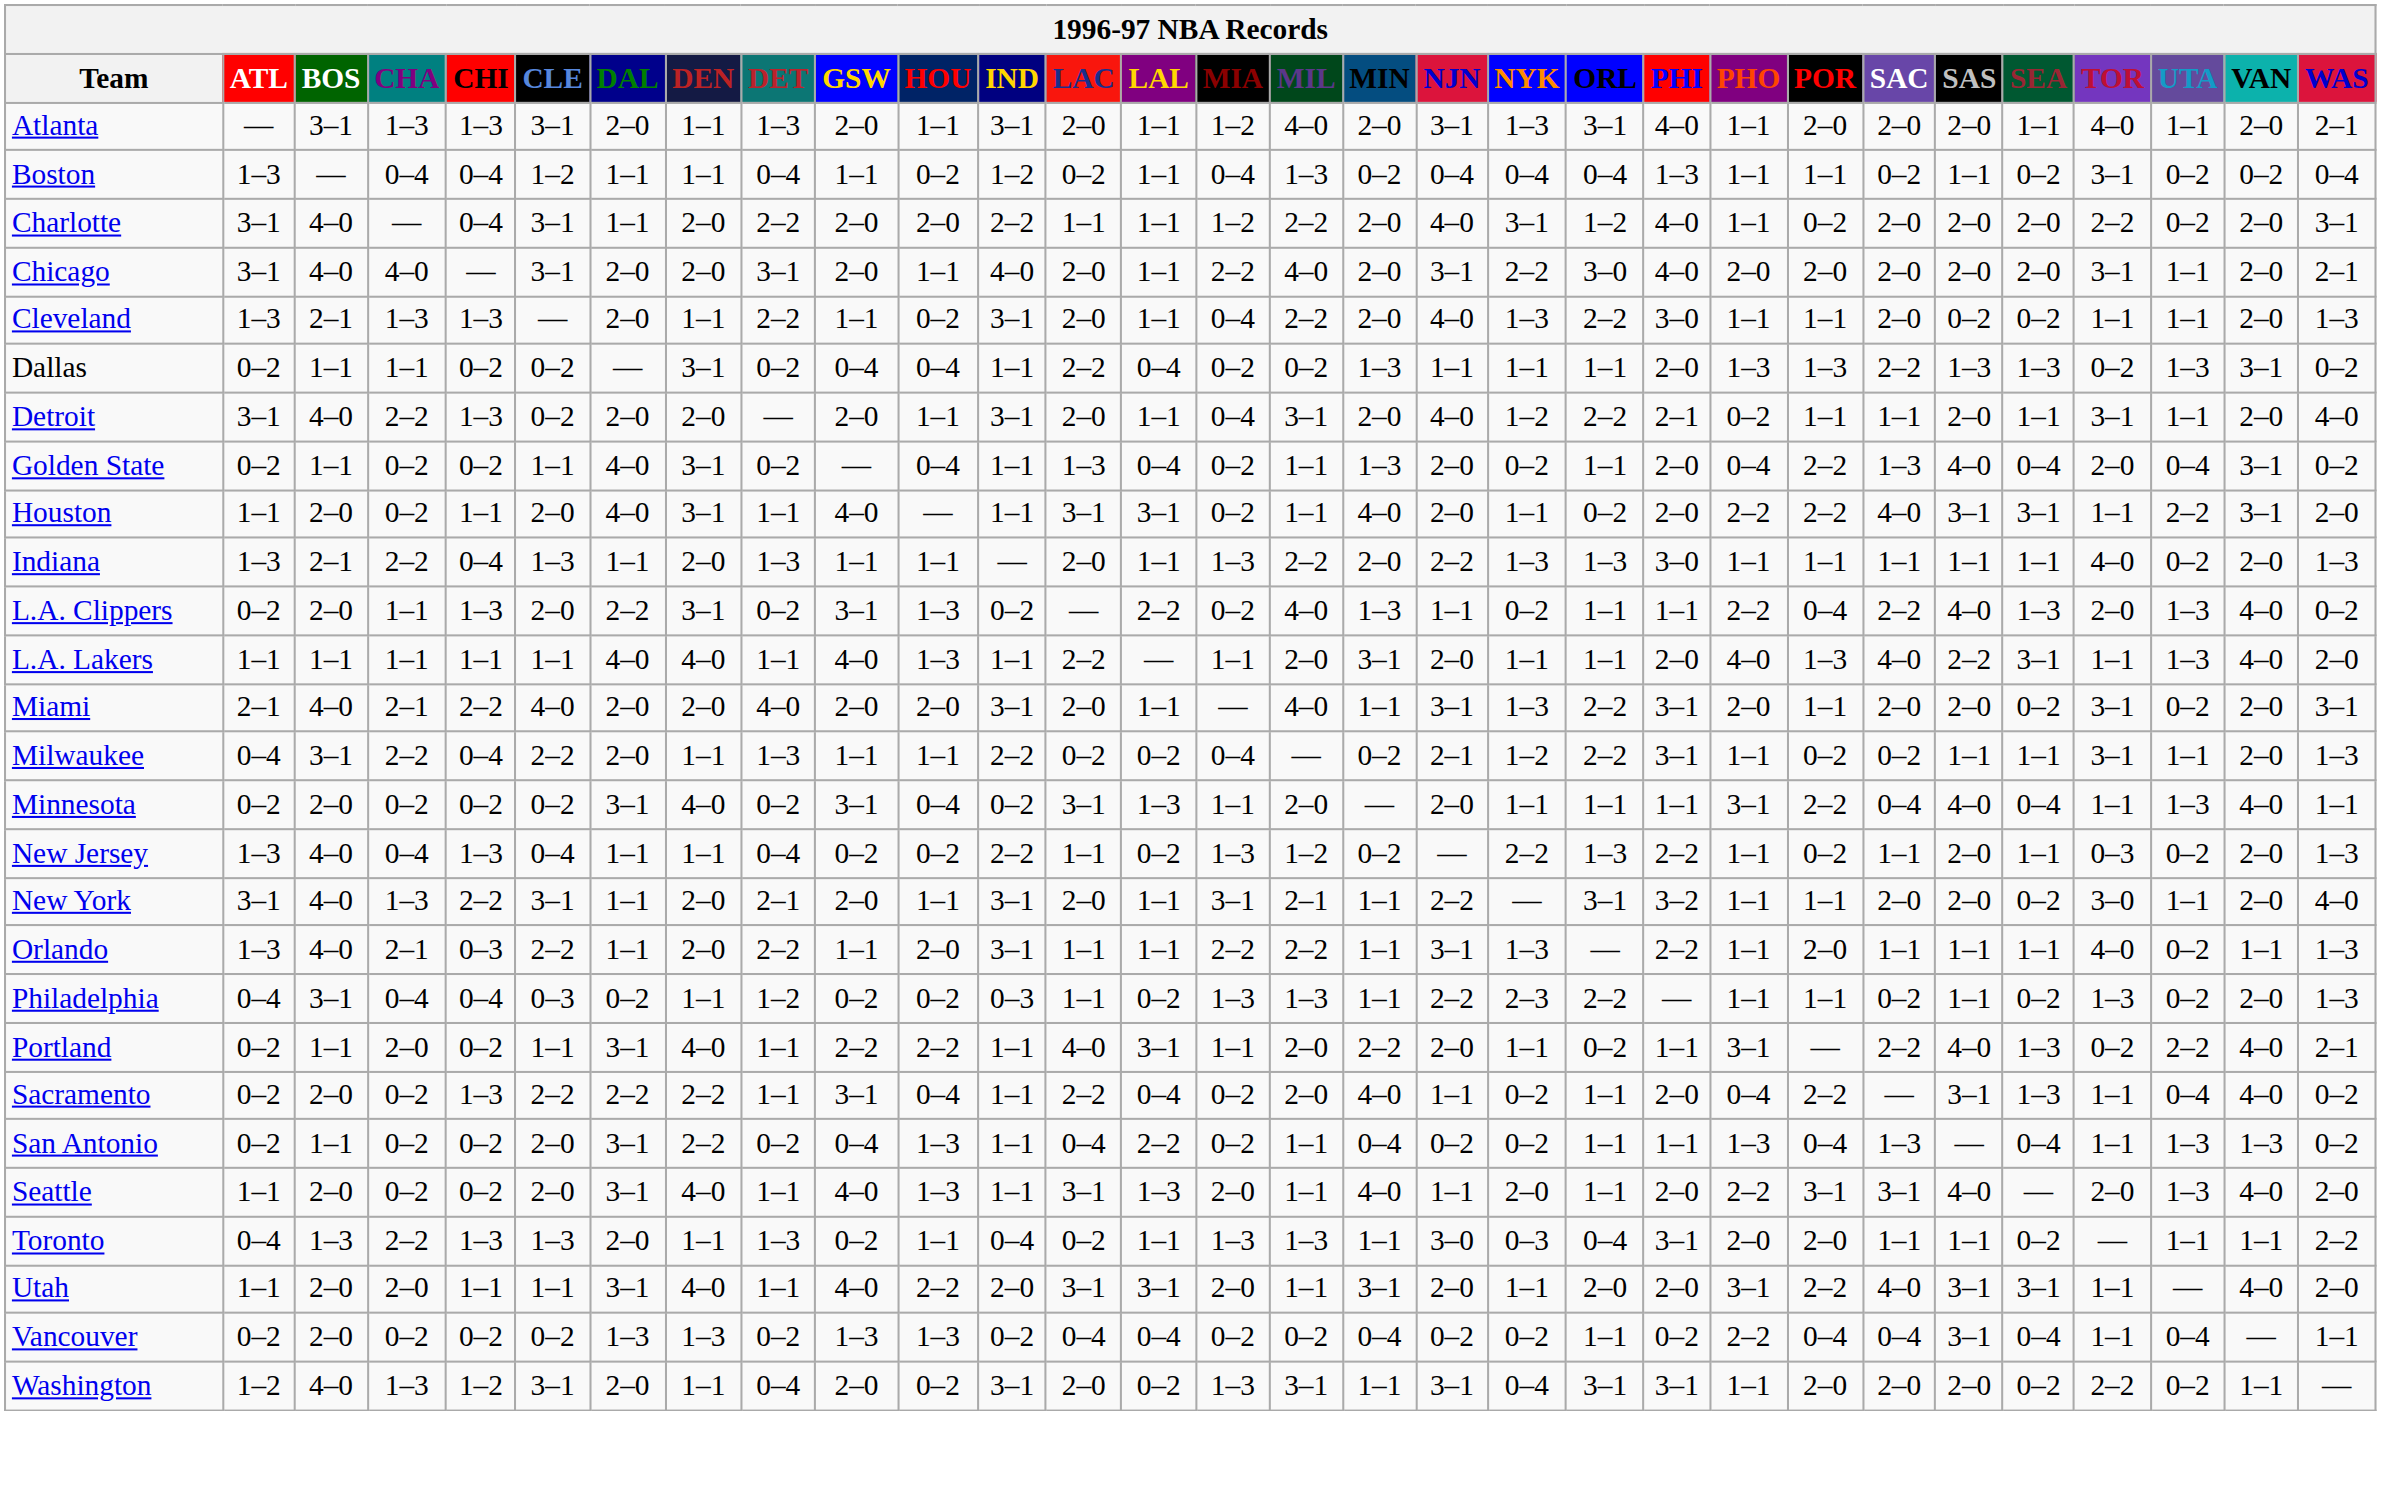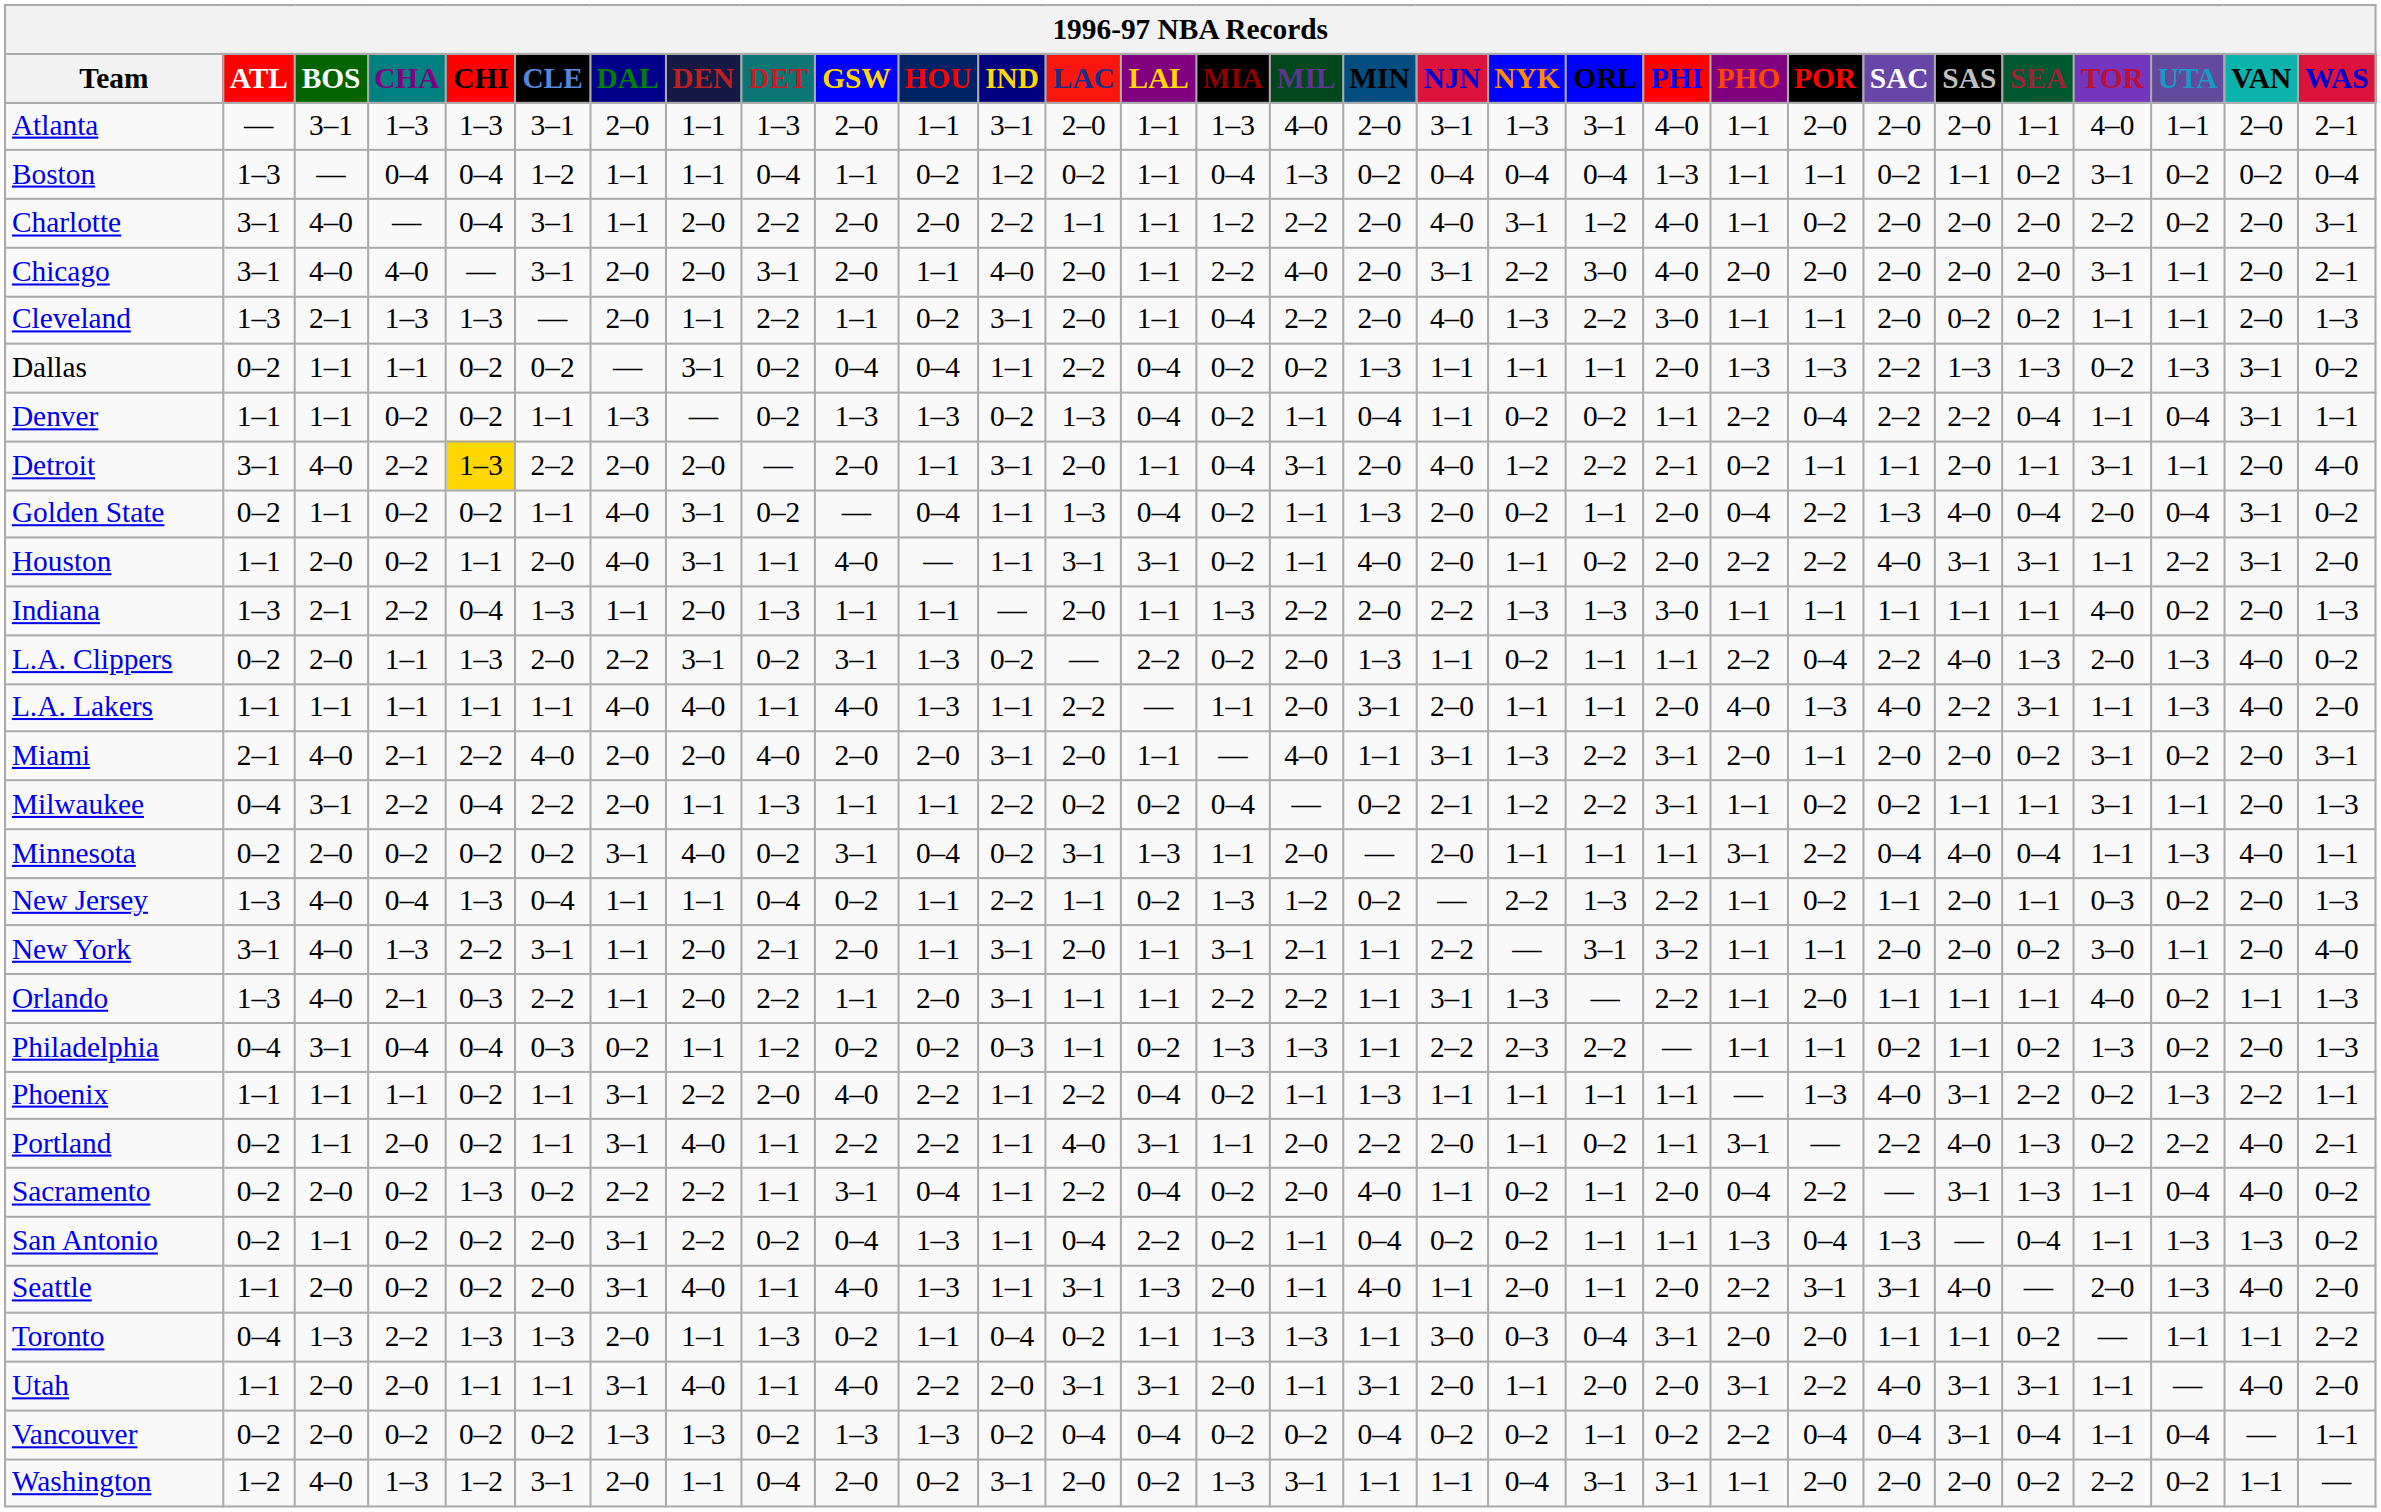(1233, 126) 1–2 -> (1233, 126) 1–3
+ row: (55, 416)
(481, 416) no background -> (481, 465) gold background
(553, 416) 0–2 -> (553, 465) 2–2
(1306, 610) 4–0 -> (1306, 658) 2–0
(938, 852) 0–2 -> (938, 901) 1–1
+ row: (60, 1095)
(553, 1095) 2–2 -> (553, 1191) 0–2
(1452, 1385) 3–1 -> (1452, 1482) 1–1
